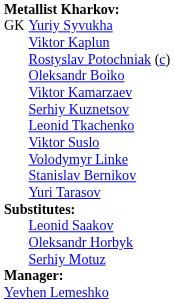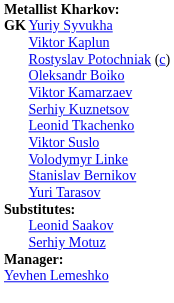(14, 26) normal -> (15, 26) bold
- row: (81, 242)
